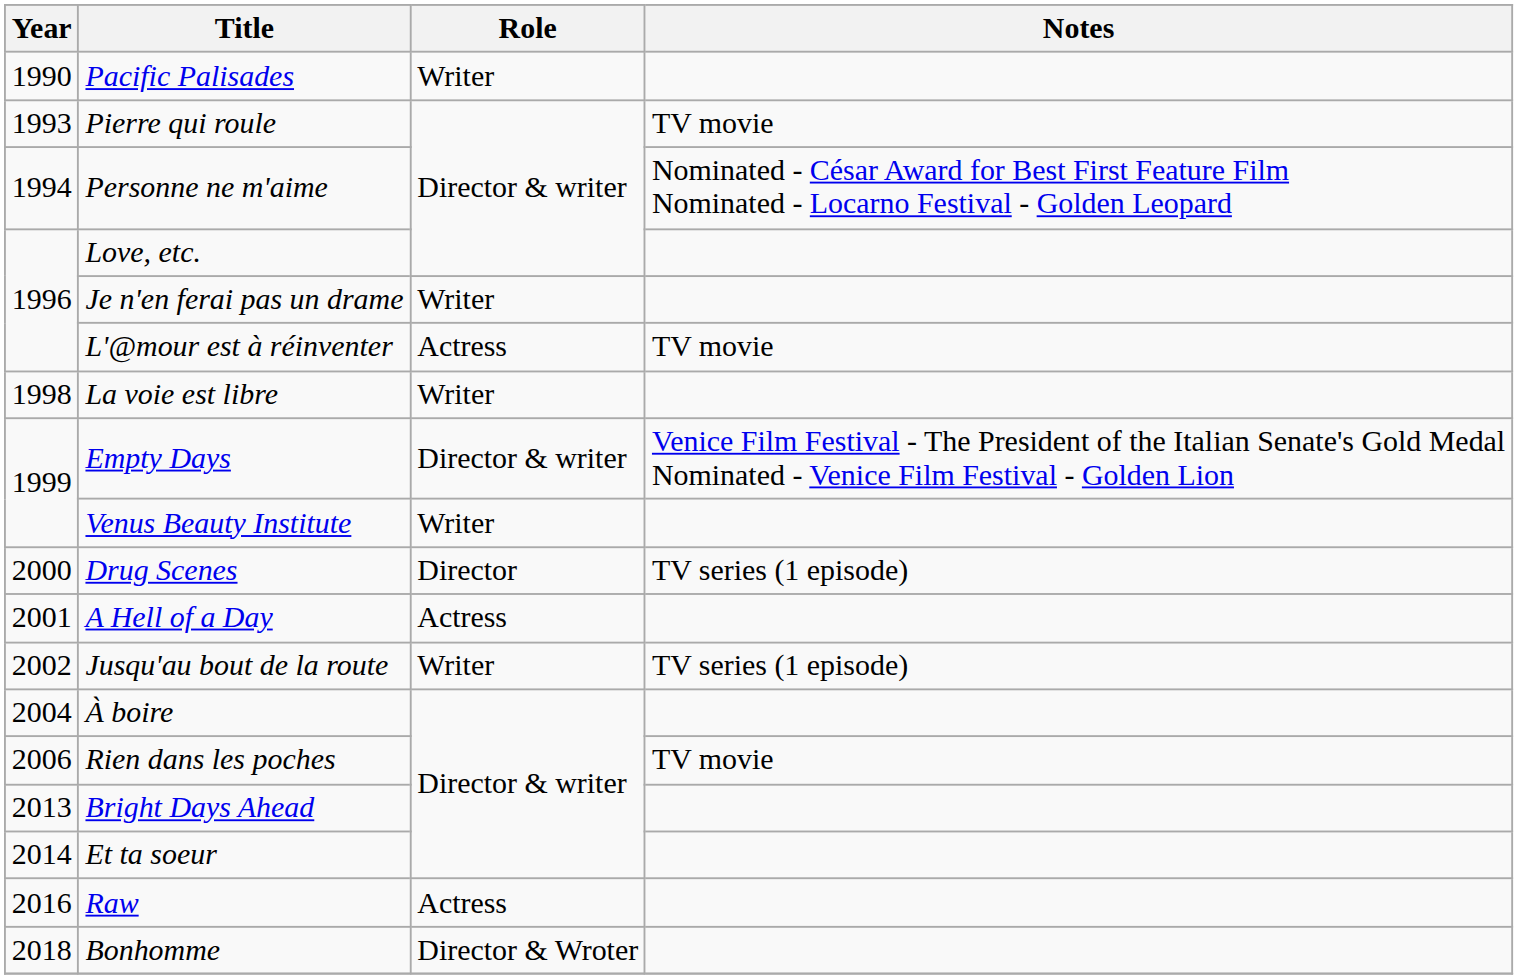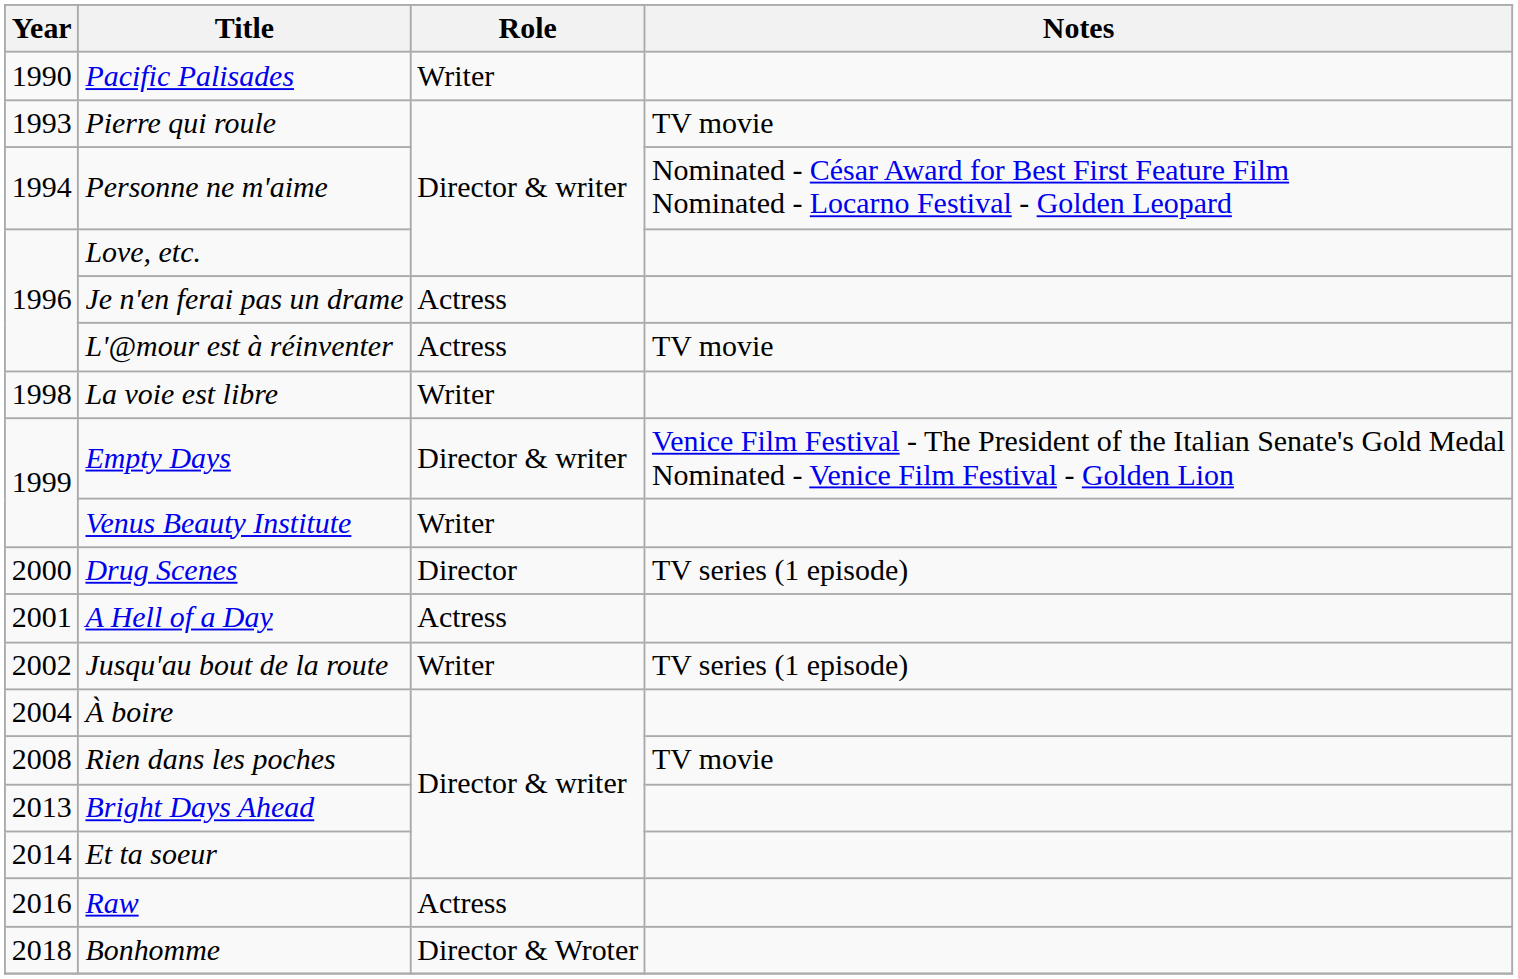(456, 299) Writer -> (462, 299) Actress
(42, 759) 2006 -> (42, 759) 2008
